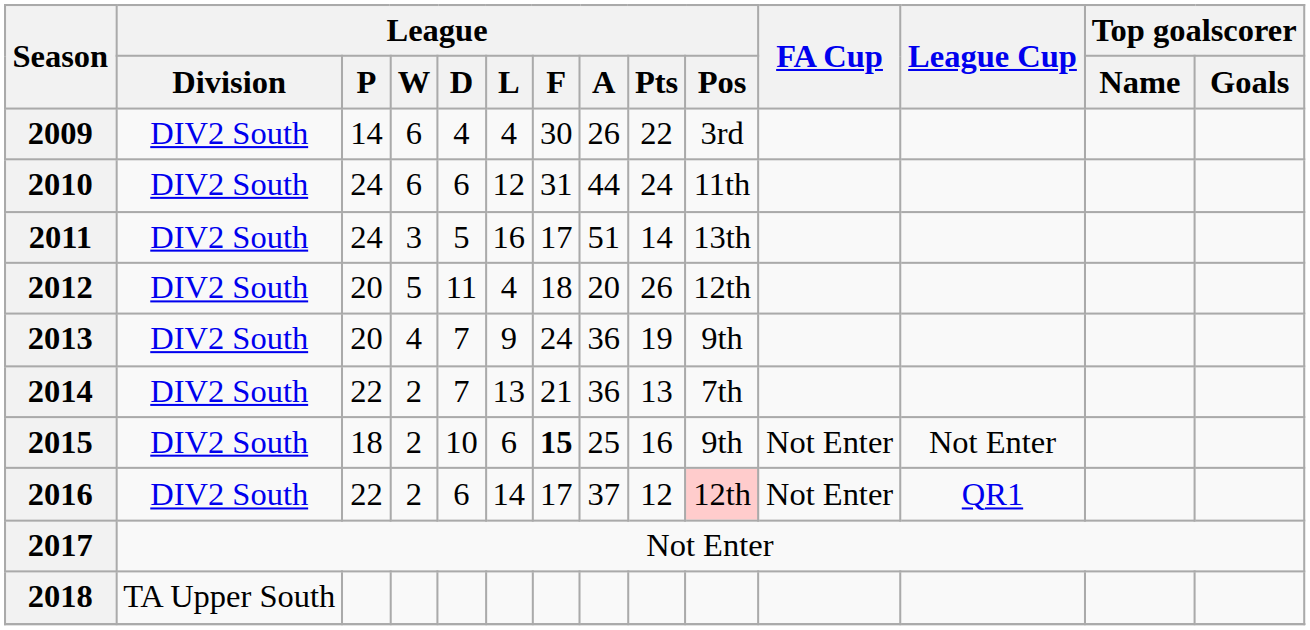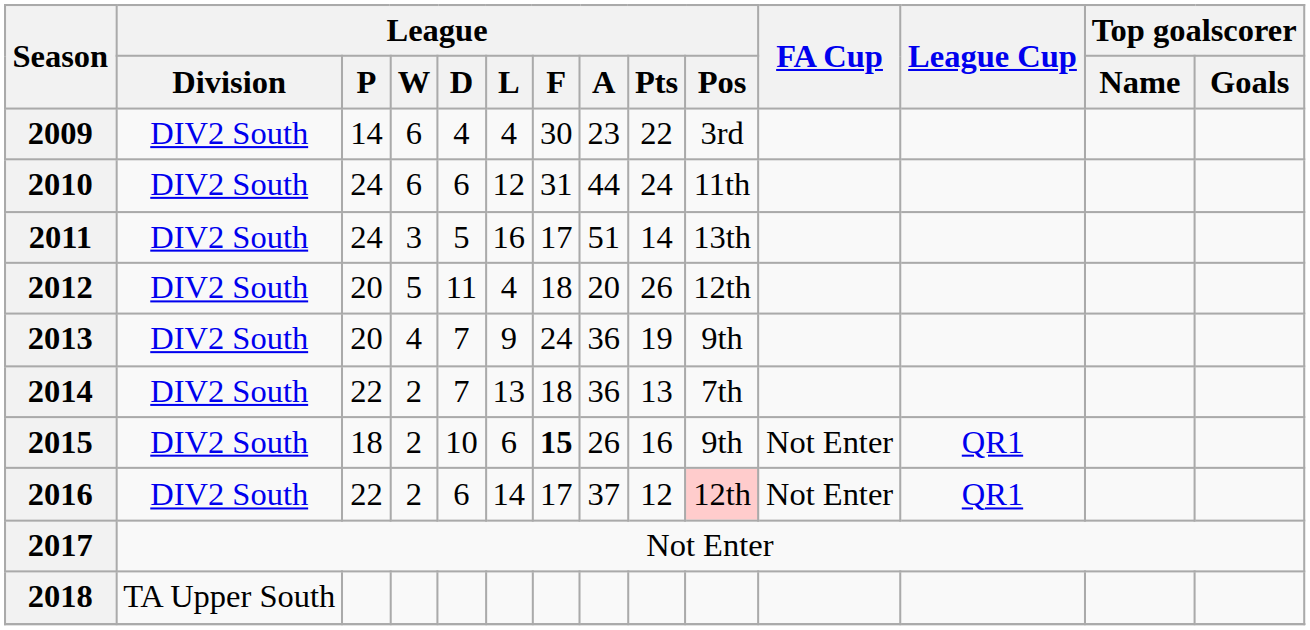(604, 133) 26 -> (604, 133) 23
(556, 390) 21 -> (556, 390) 18
(604, 442) 25 -> (604, 442) 26
(992, 442) Not Enter -> (992, 442) QR1
